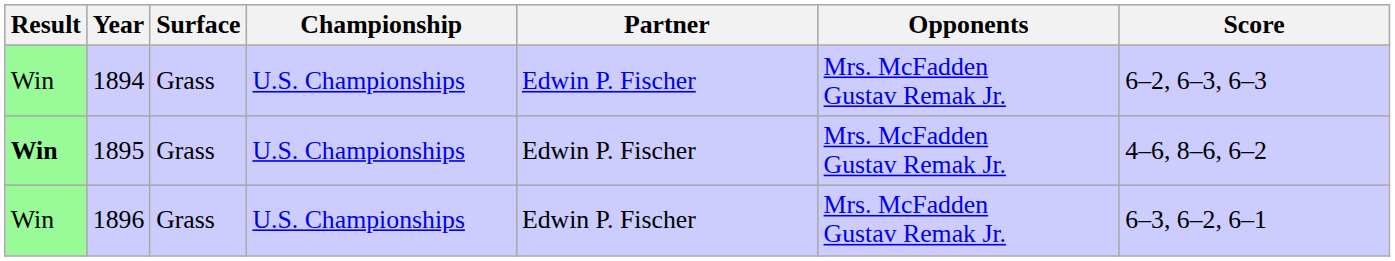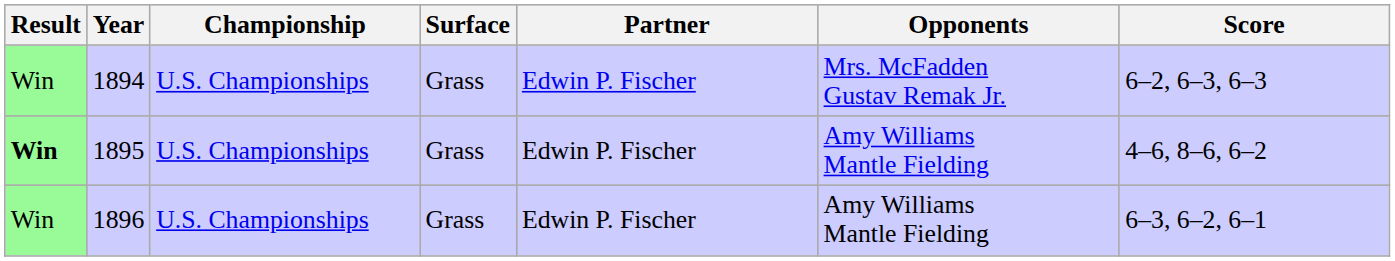columns swapped: (381, 24) <-> (198, 24)
(915, 150) Mrs. McFadden Gustav Remak Jr. -> (906, 150) Amy Williams Mantle Fielding
(915, 219) Mrs. McFadden Gustav Remak Jr. -> (906, 219) Amy Williams Mantle Fielding
